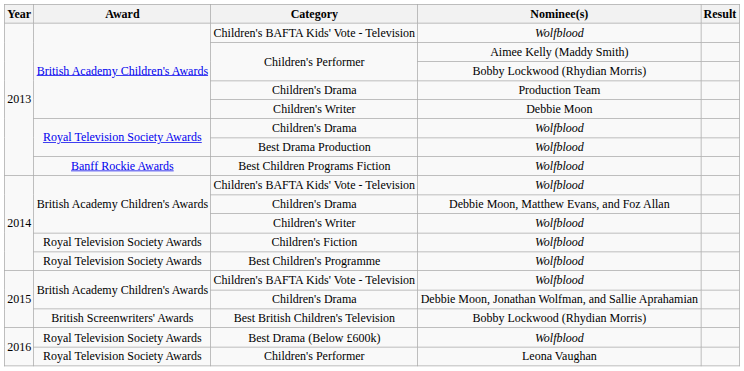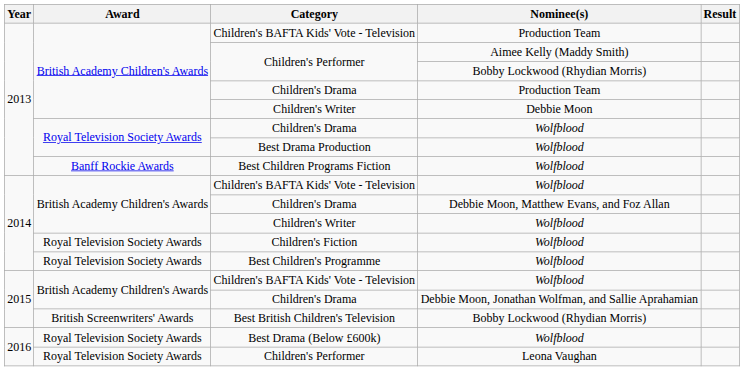(559, 33) Wolfblood -> (559, 33) Production Team
